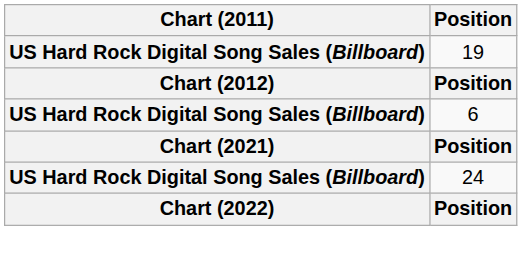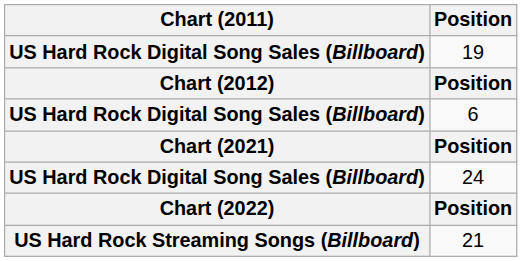+ row: (473, 240)
